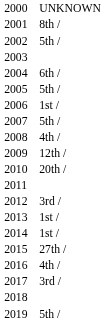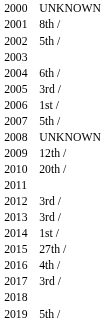(50, 89) 5th / -> (50, 89) 3rd /
(50, 137) 4th / -> (70, 137) UNKNOWN
(49, 217) 1st / -> (50, 217) 3rd /
